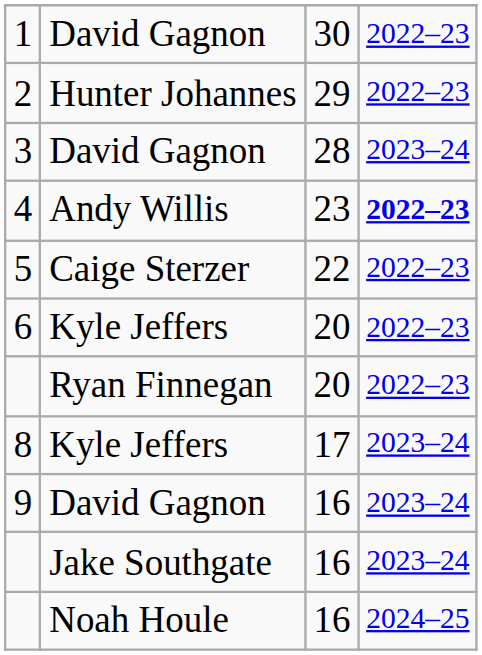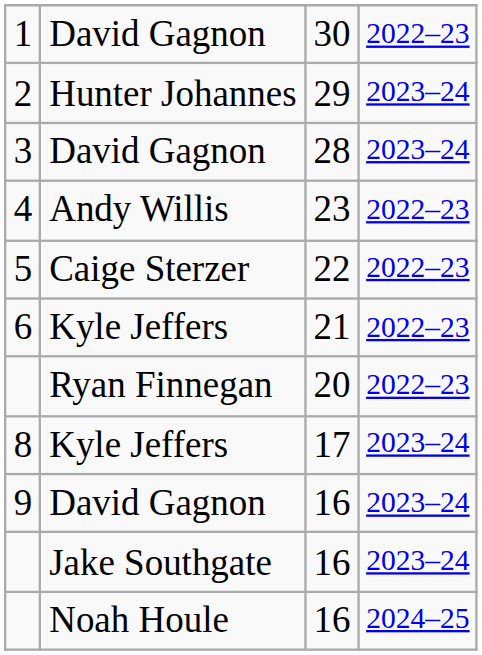(418, 92) 2022–23 -> (418, 92) 2023–24
(418, 209) bold -> (418, 209) normal
(332, 326) 20 -> (332, 326) 21
